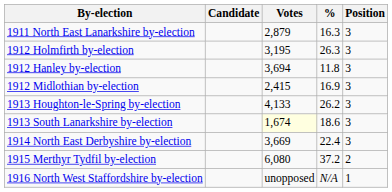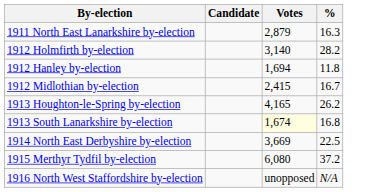- column: (365, 13)
(278, 50) 3,195 -> (278, 50) 3,140
(330, 50) 26.3 -> (330, 50) 28.2
(278, 68) 3,694 -> (278, 68) 1,694
(330, 86) 16.9 -> (330, 86) 16.7
(278, 104) 4,133 -> (278, 104) 4,165
(330, 123) 18.6 -> (330, 123) 16.8
(330, 141) 22.4 -> (330, 141) 22.5
